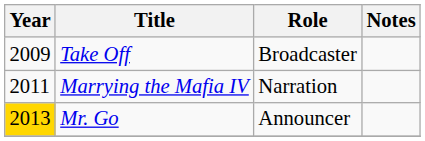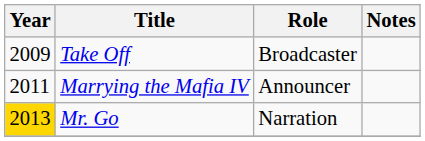(298, 86) Narration -> (304, 86) Announcer
(304, 119) Announcer -> (298, 119) Narration
